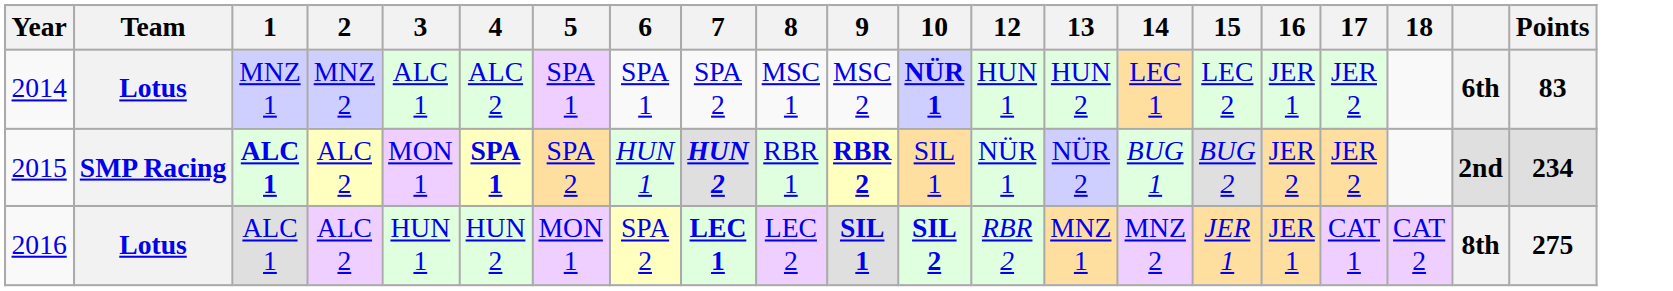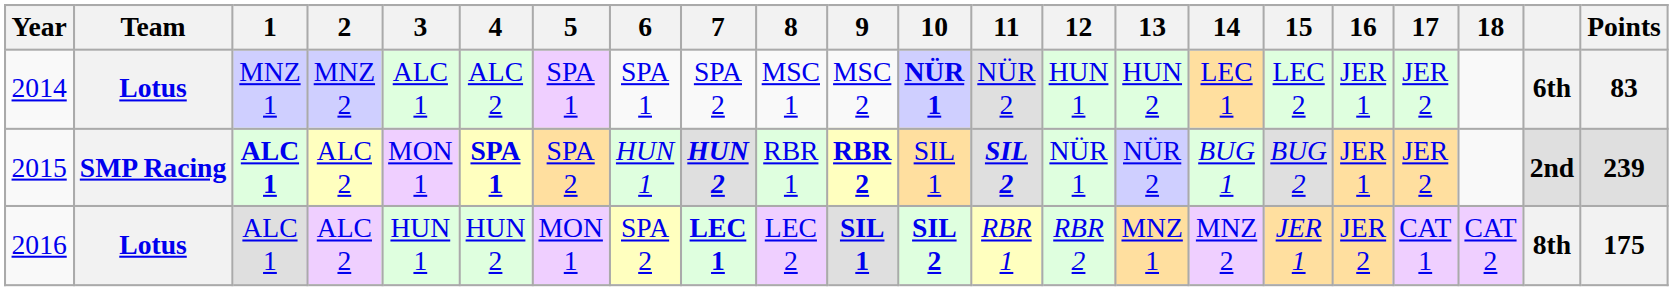+ column: (1006, 26)
(1292, 166) JER 2 -> (1363, 166) JER 1
(1553, 166) 234 -> (1624, 166) 239
(1292, 244) JER 1 -> (1363, 244) JER 2
(1553, 244) 275 -> (1624, 244) 175
